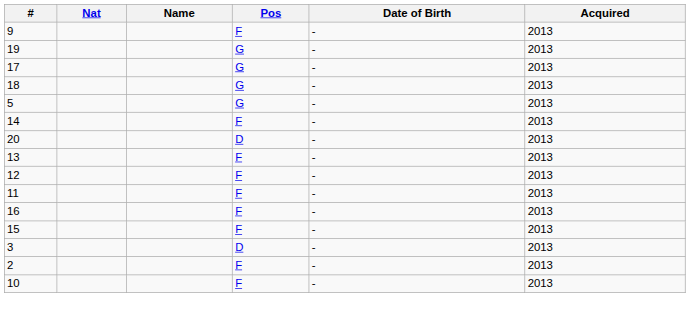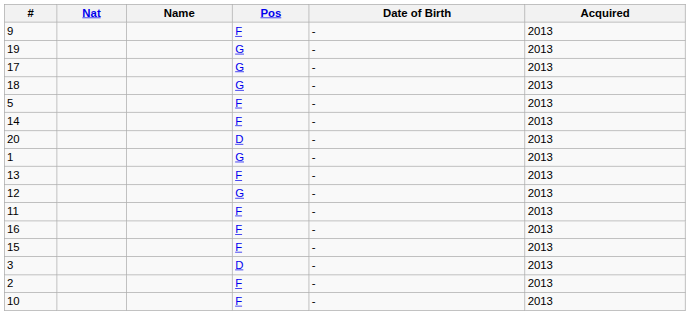(240, 103) G -> (239, 103) F
+ row: (10, 157)
(239, 175) F -> (240, 193) G
